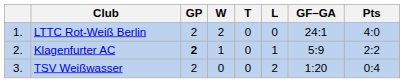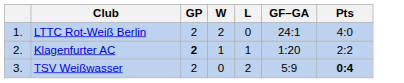- column: (248, 13)
(316, 50) 5:9 -> (289, 50) 1:20
(316, 68) 1:20 -> (289, 68) 5:9
(372, 68) normal -> (345, 68) bold
